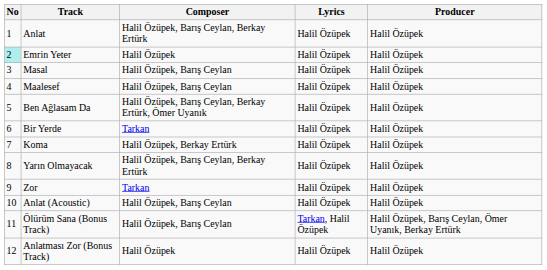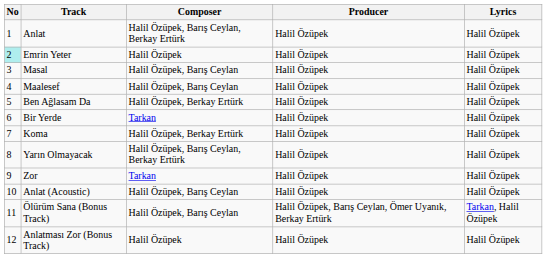columns swapped: (331, 12) <-> (455, 12)
(194, 107) Halil Özüpek, Barış Ceylan, Berkay Ertürk, Ömer Uyanık -> (186, 102) Halil Özüpek, Berkay Ertürk
